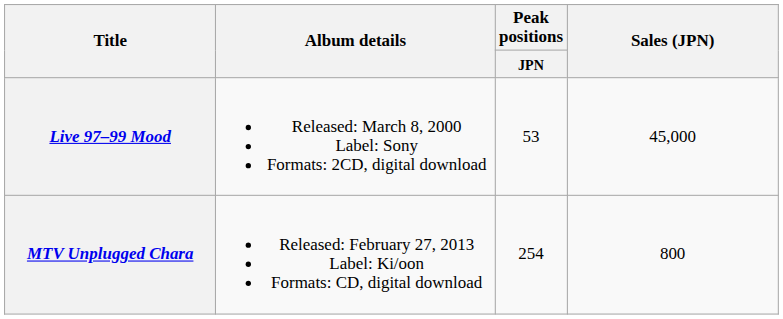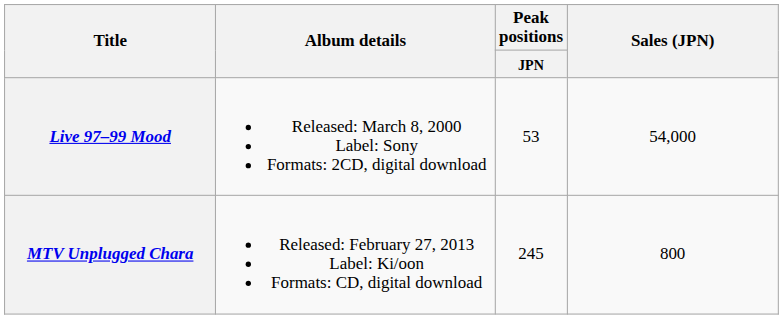(673, 136) 45,000 -> (673, 136) 54,000
(531, 254) 254 -> (531, 254) 245
